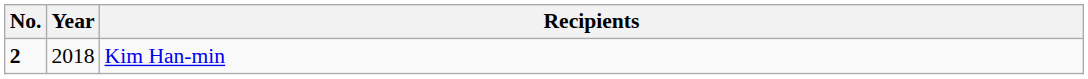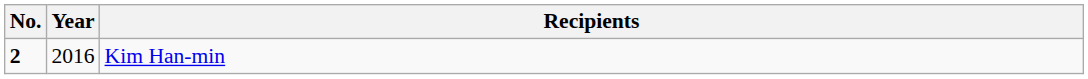(73, 55) 2018 -> (73, 55) 2016
